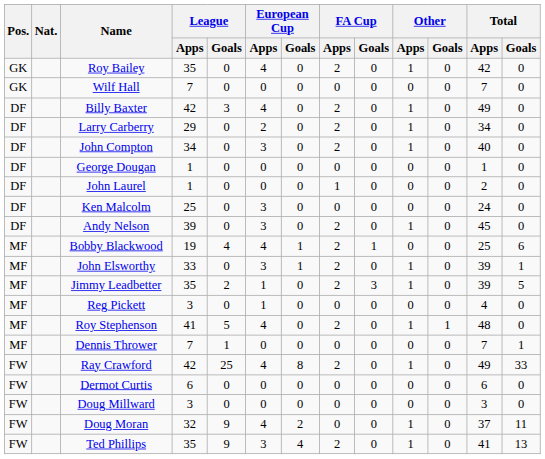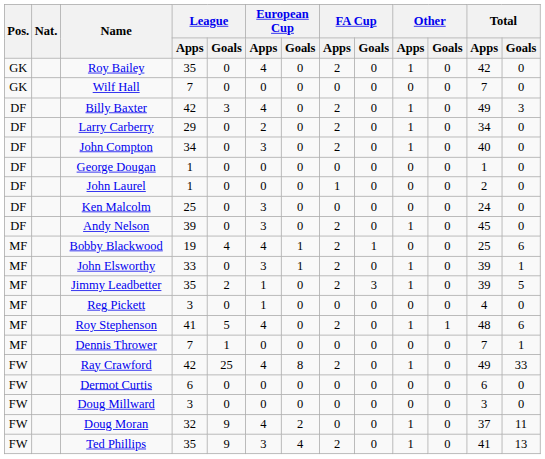(521, 107) 0 -> (521, 107) 3
(521, 325) 0 -> (521, 325) 6
